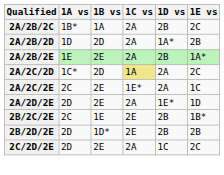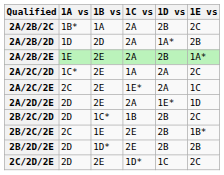(99, 72) 2D -> (99, 72) 2E
(131, 72) khaki background -> (131, 72) no background
+ row: (32, 117)
(131, 147) 2A -> (134, 162) 1D*
